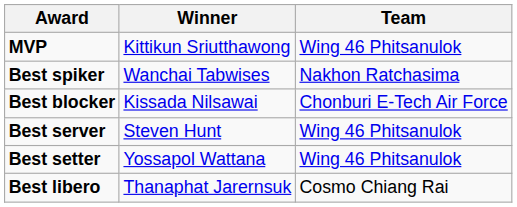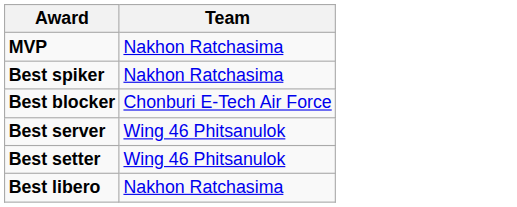- column: (207, 18)
(380, 46) Wing 46 Phitsanulok -> (203, 46) Nakhon Ratchasima
(374, 187) Cosmo Chiang Rai -> (203, 187) Nakhon Ratchasima
